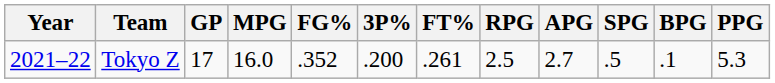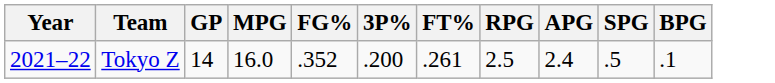- column: (740, 22)
(202, 59) 17 -> (202, 59) 14
(559, 59) 2.7 -> (559, 59) 2.4
